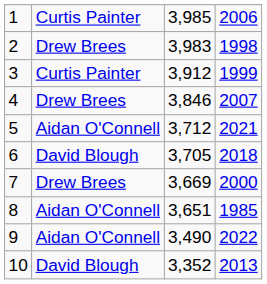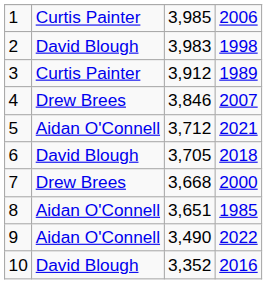(81, 45) Drew Brees -> (87, 45) David Blough
(238, 73) 1999 -> (238, 73) 1989
(190, 182) 3,669 -> (190, 182) 3,668
(238, 264) 2013 -> (238, 264) 2016
